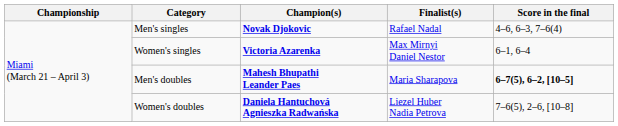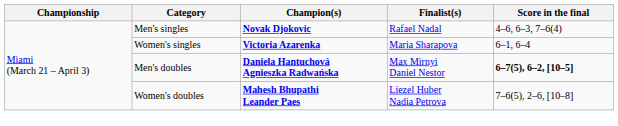(417, 51) Max Mirnyi Daniel Nestor -> (423, 45) Maria Sharapova
(281, 79) Mahesh Bhupathi Leander Paes -> (291, 68) Daniela Hantuchová Agnieszka Radwańska
(423, 79) Maria Sharapova -> (417, 68) Max Mirnyi Daniel Nestor
(291, 107) Daniela Hantuchová Agnieszka Radwańska -> (281, 96) Mahesh Bhupathi Leander Paes
